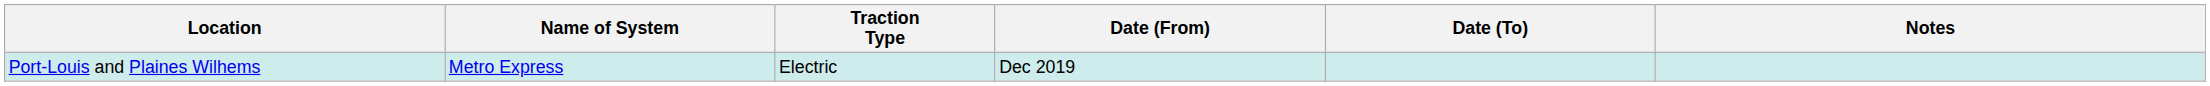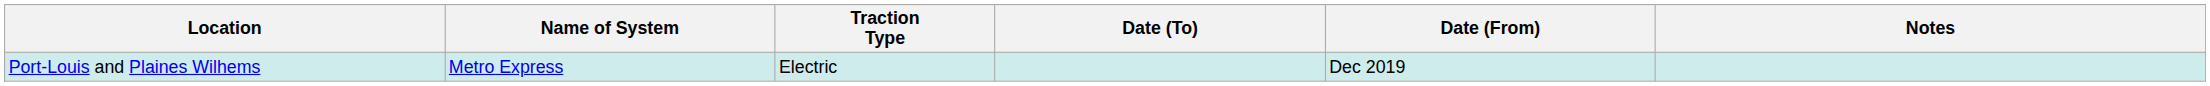columns swapped: (1160, 28) <-> (1490, 28)
